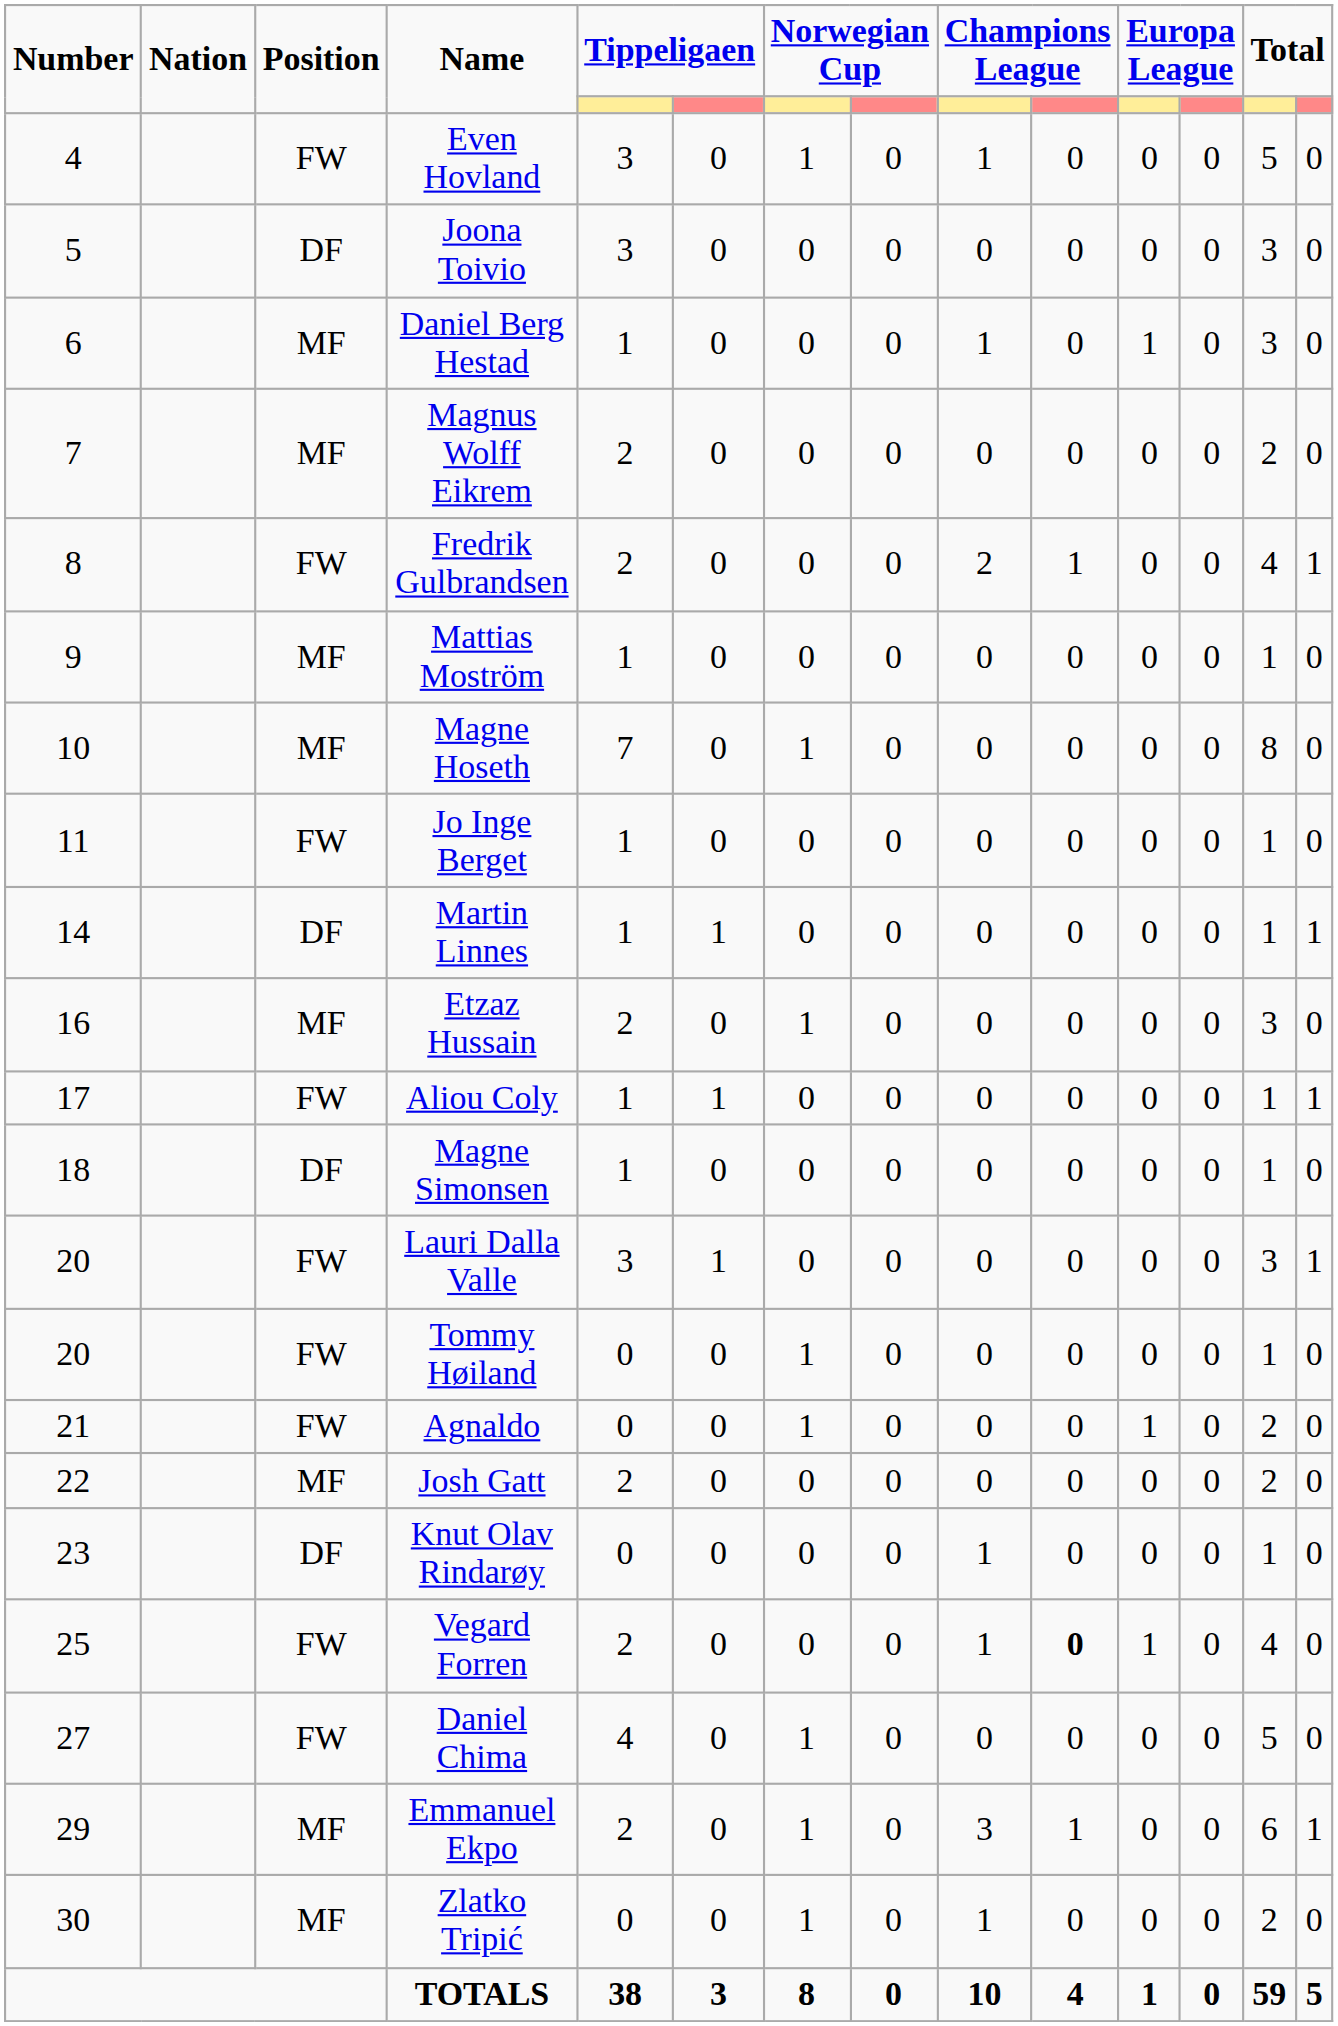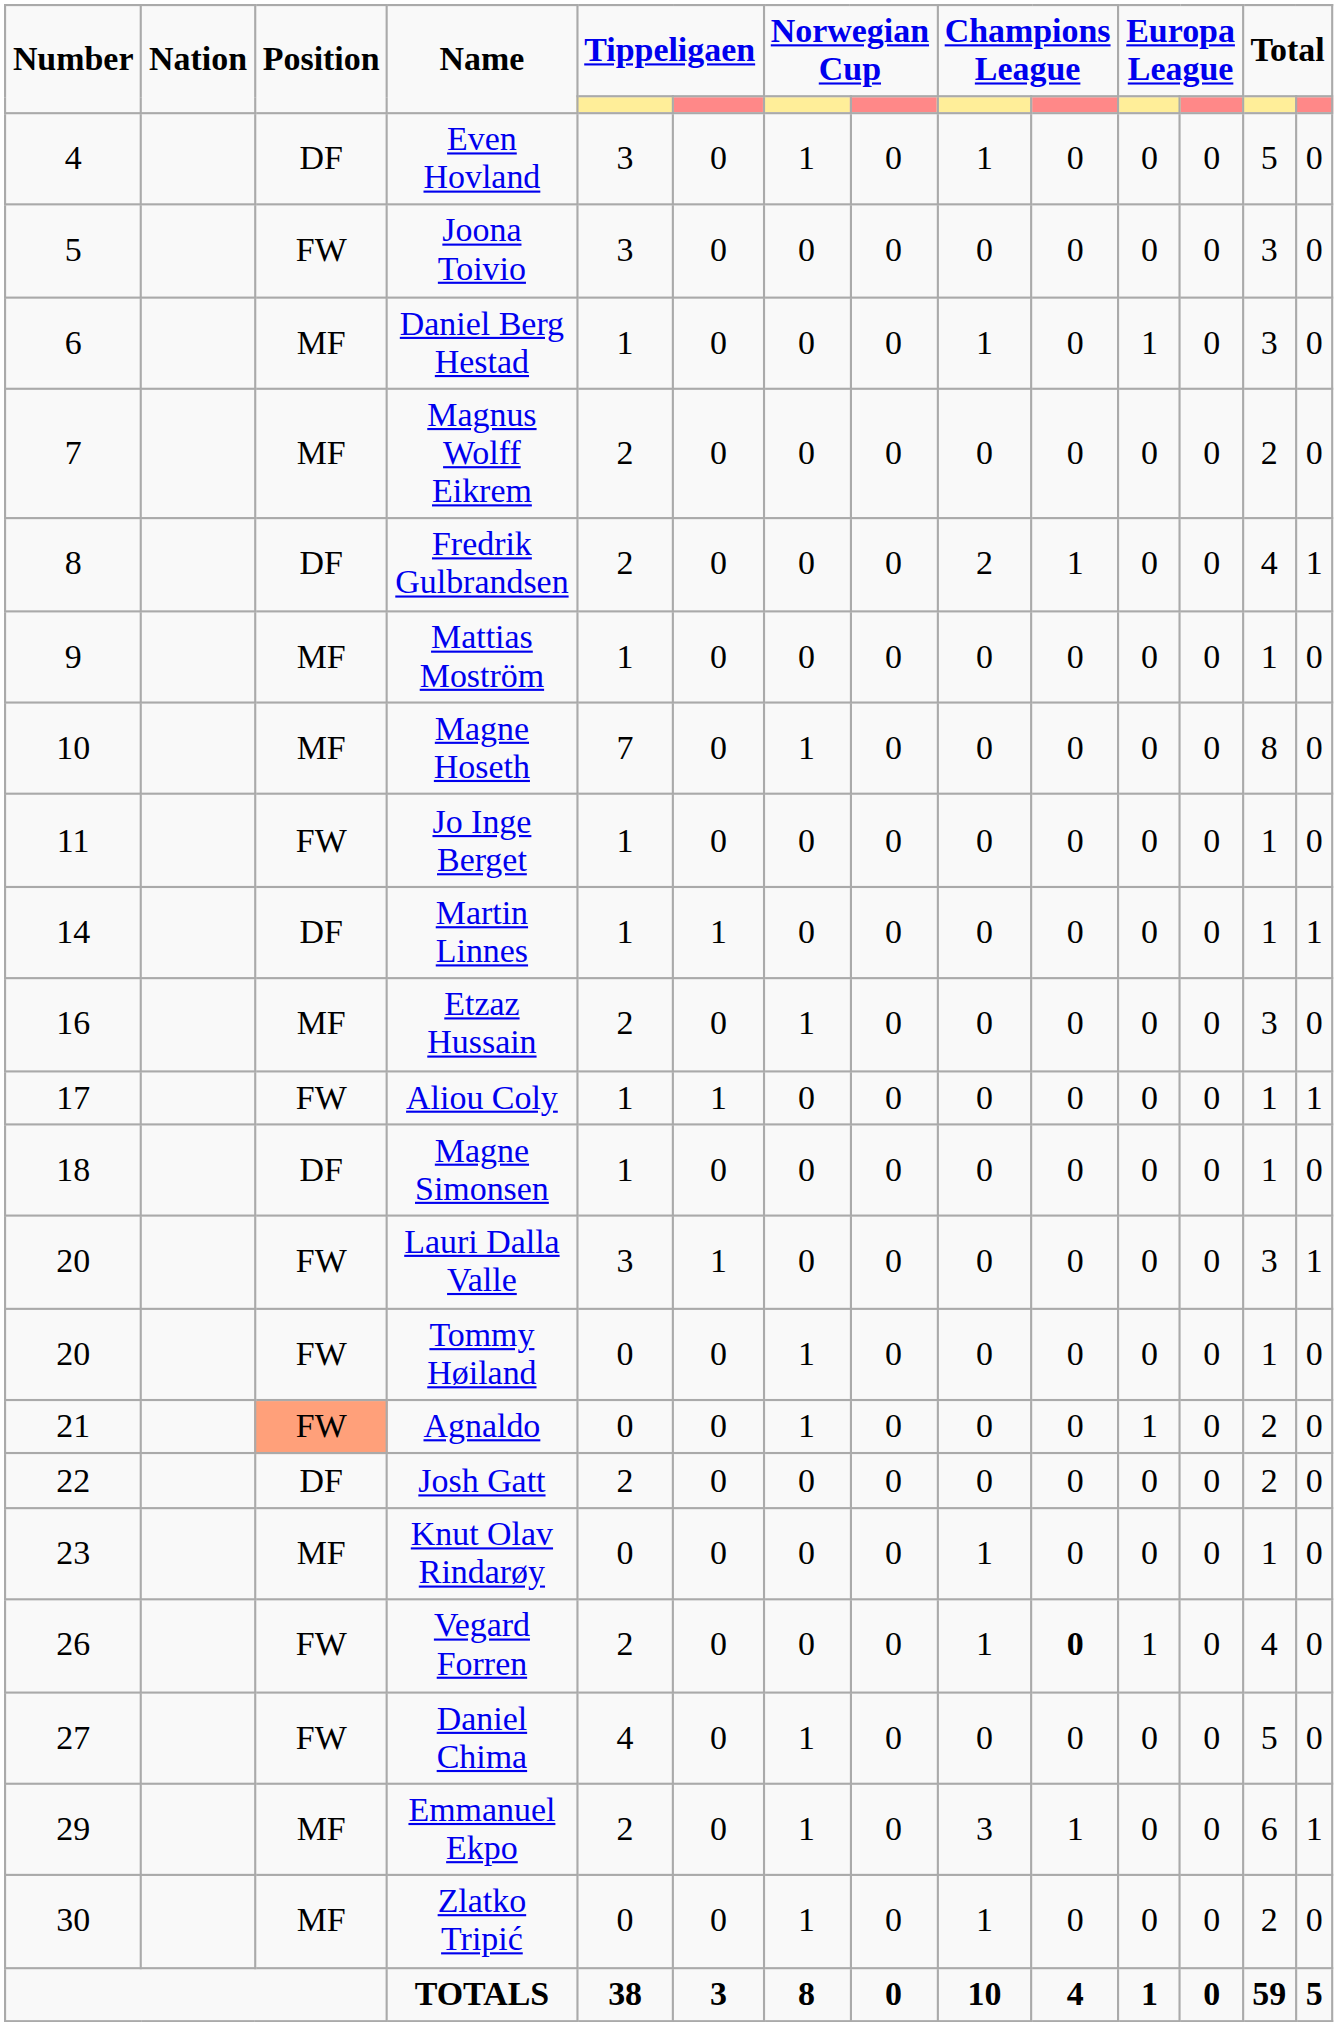(321, 158) FW -> (321, 158) DF
(321, 250) DF -> (321, 250) FW
(321, 564) FW -> (321, 564) DF
(321, 1426) no background -> (321, 1426) lightsalmon background
(321, 1480) MF -> (321, 1480) DF
(321, 1553) DF -> (321, 1553) MF
(73, 1644) 25 -> (73, 1644) 26
